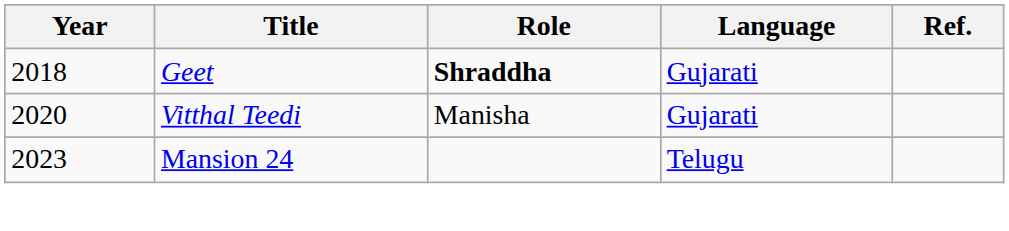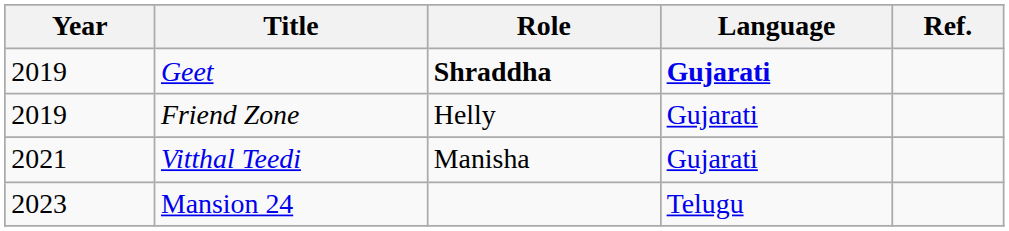(39, 70) 2018 -> (39, 70) 2019
(712, 70) normal -> (718, 70) bold
+ row: (230, 114)
(39, 114) 2020 -> (39, 159) 2021
